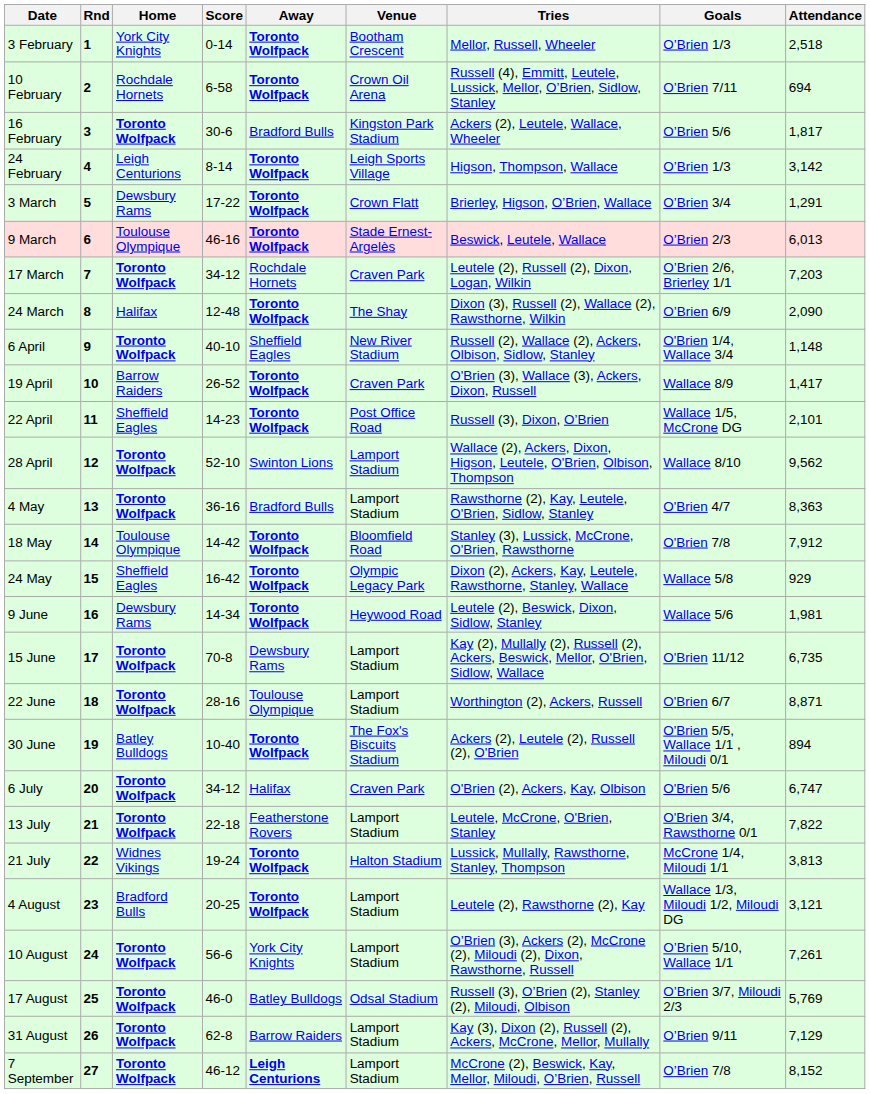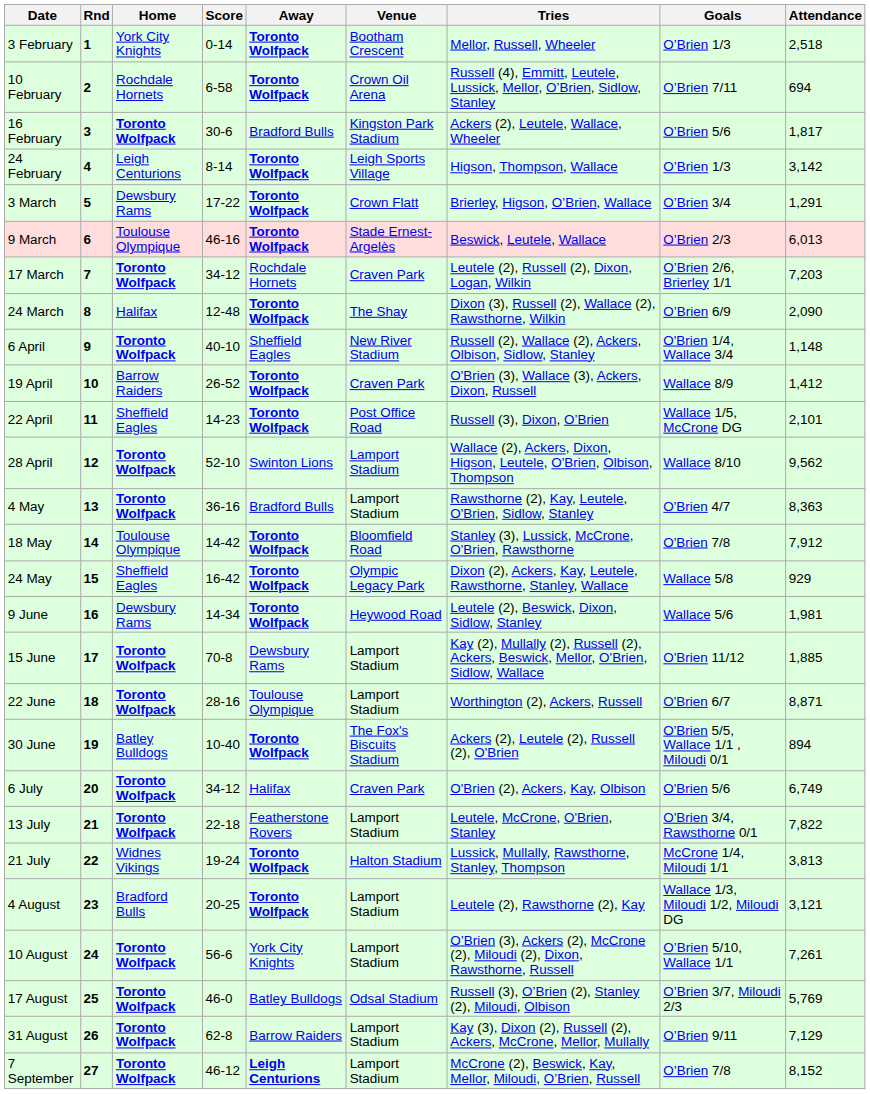(806, 383) 1,417 -> (806, 383) 1,412
(806, 658) 6,735 -> (806, 658) 1,885
(806, 788) 6,747 -> (806, 788) 6,749
